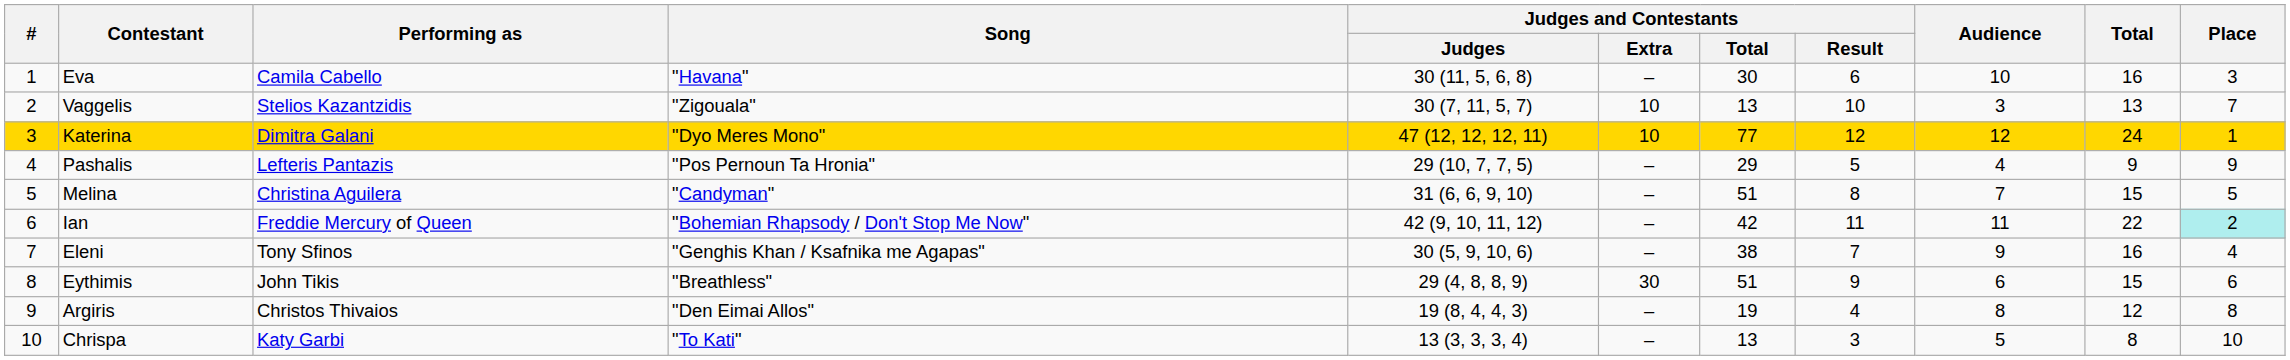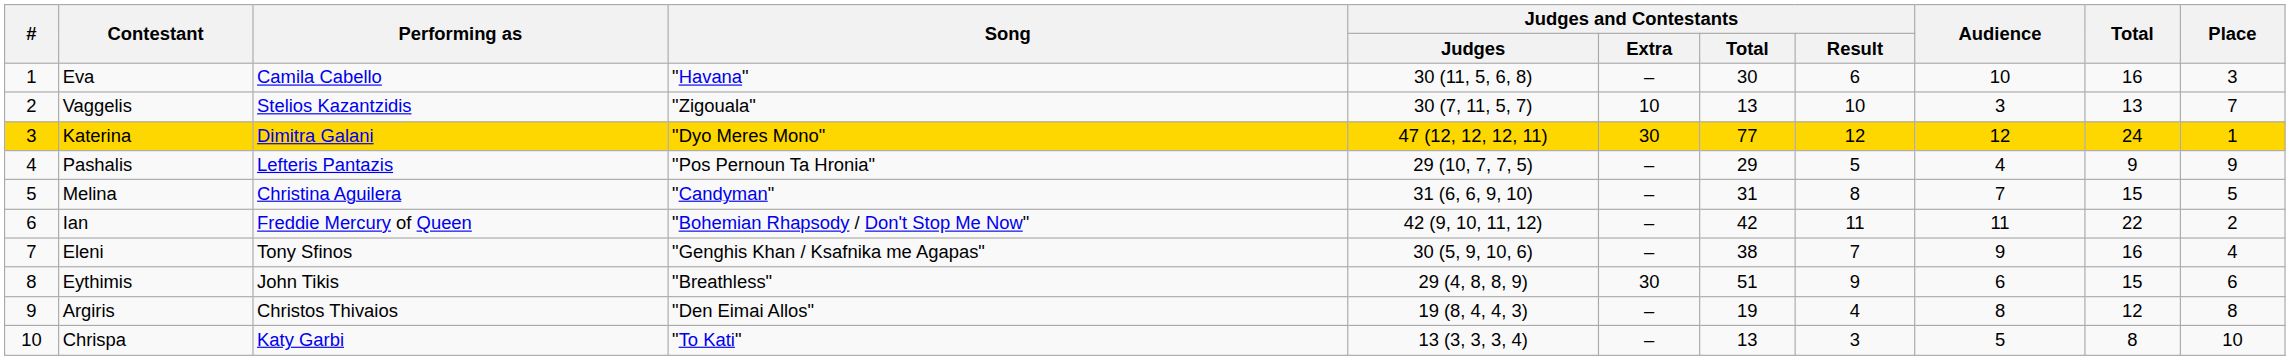(1649, 135) 10 -> (1649, 135) 30
(1747, 194) 51 -> (1747, 194) 31
(2232, 223) paleturquoise background -> (2232, 223) no background
